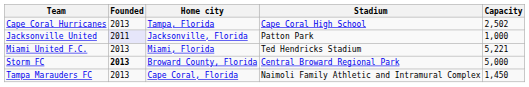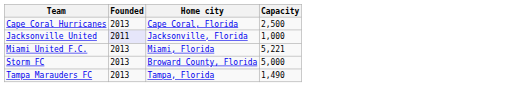- column: (371, 11)
(181, 24) Tampa, Florida -> (193, 24) Cape Coral, Florida
(496, 24) 2,502 -> (273, 24) 2,500
(120, 62) bold -> (120, 62) normal
(193, 75) Cape Coral, Florida -> (181, 75) Tampa, Florida
(496, 75) 1,450 -> (273, 75) 1,490
